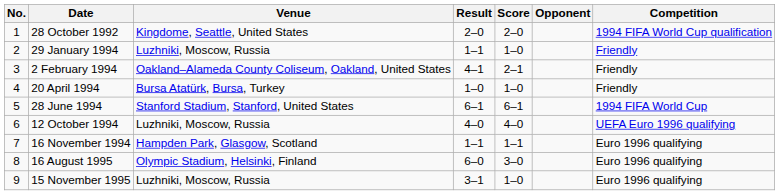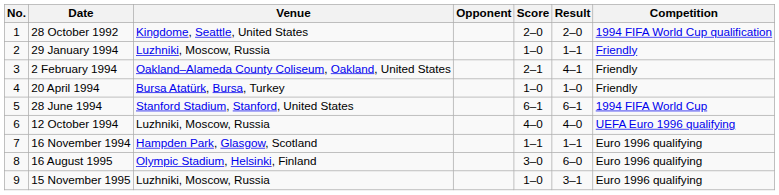columns swapped: (563, 13) <-> (474, 13)
